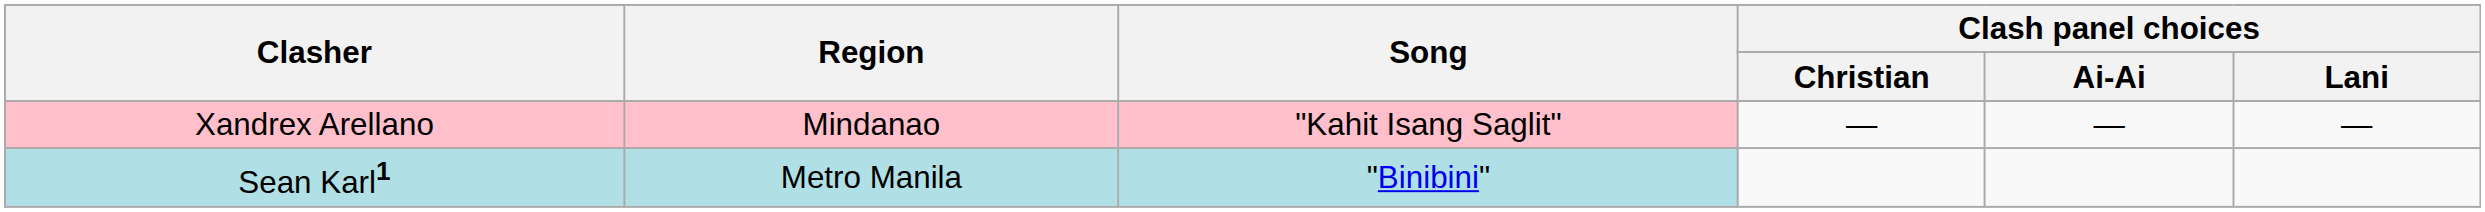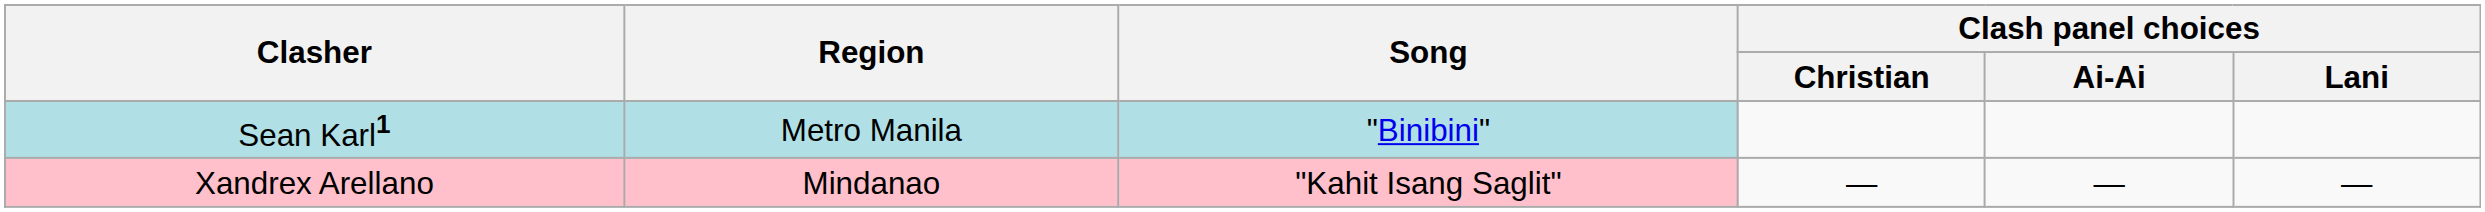rows swapped: (314, 178) <-> (314, 124)
